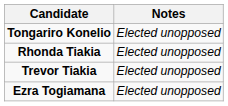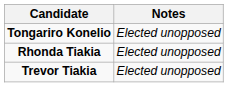- row: (59, 91)
